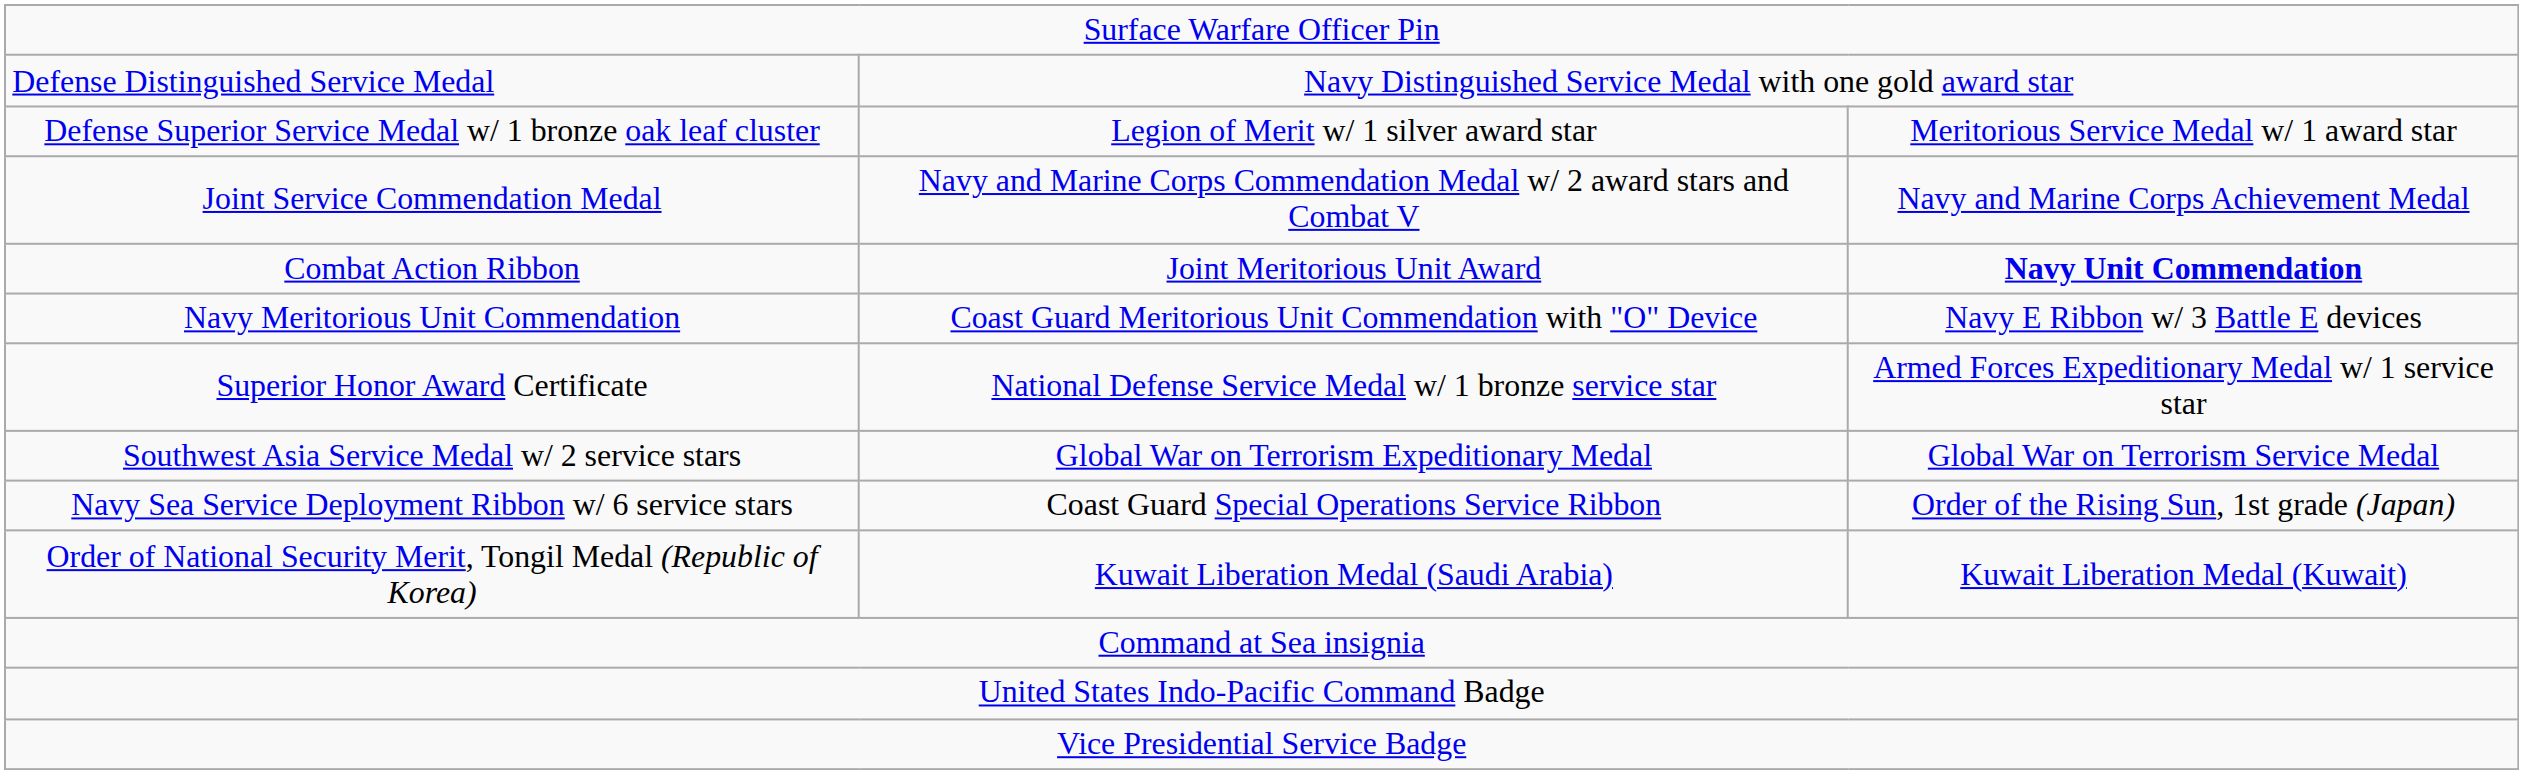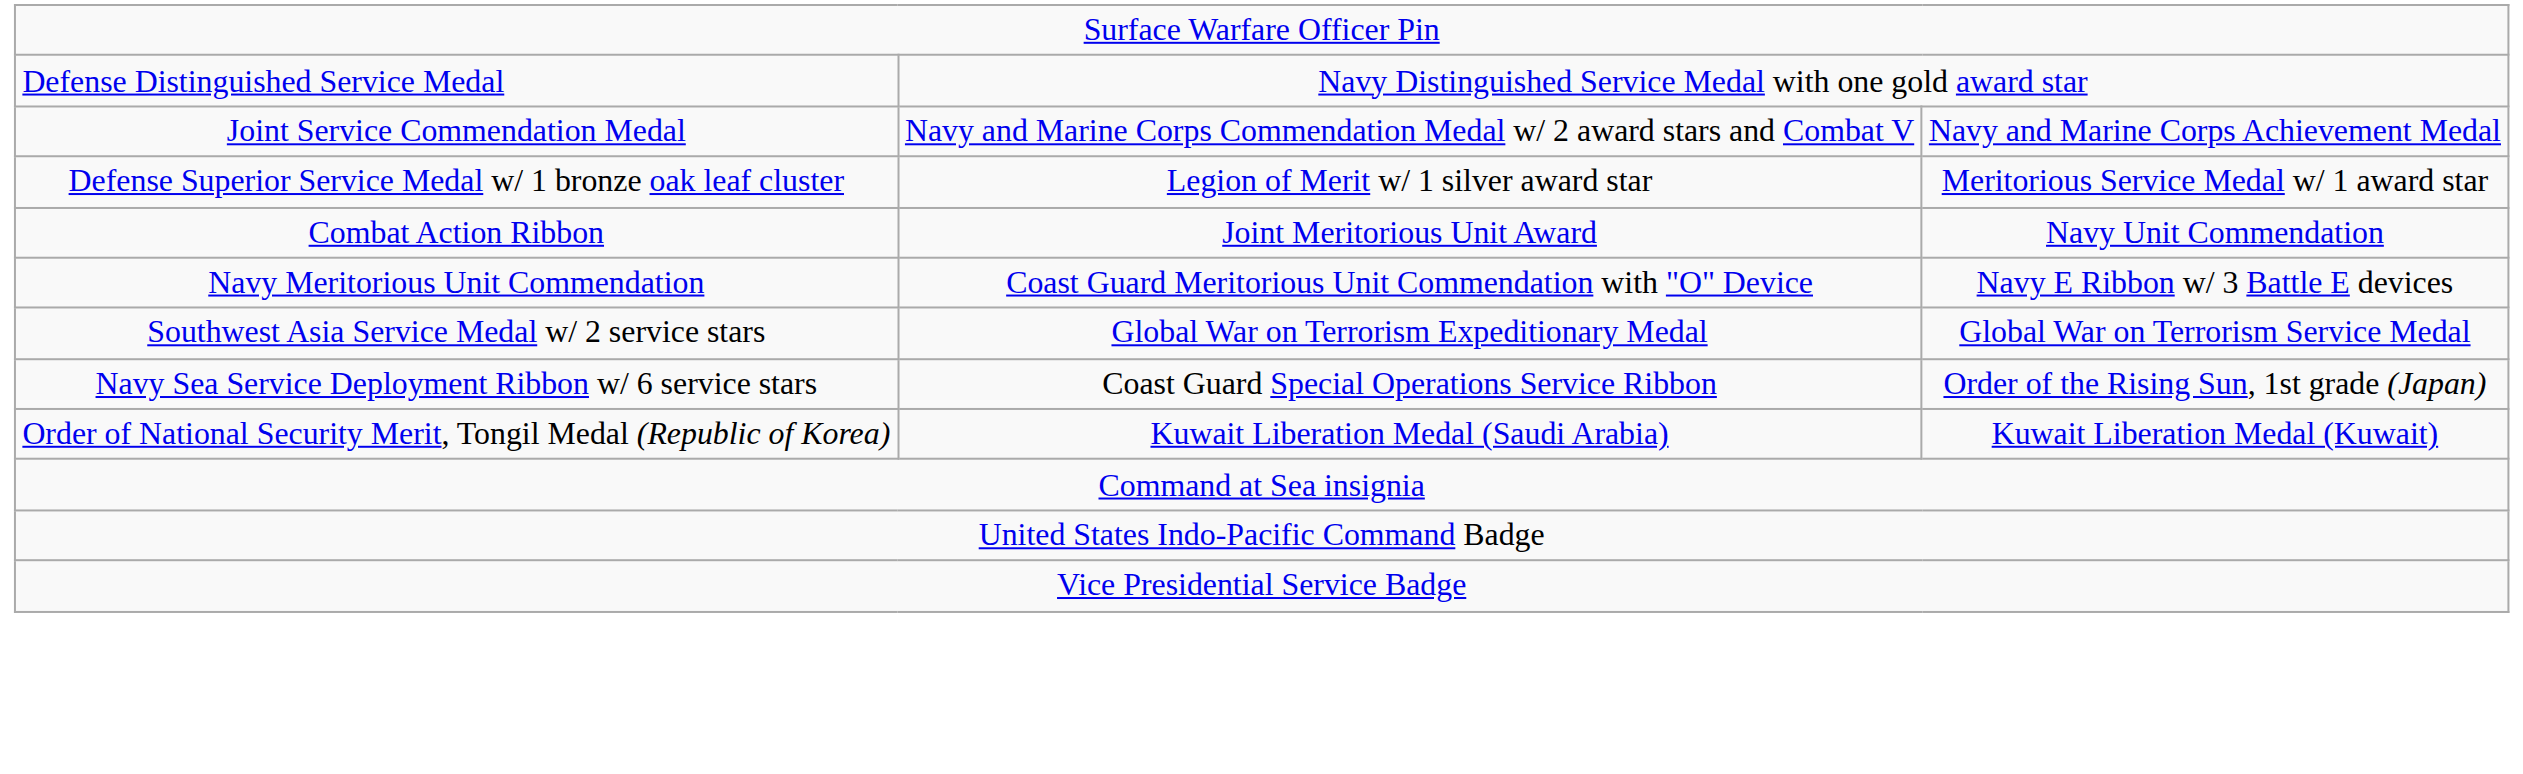rows swapped: (432, 130) <-> (432, 199)
(2184, 267) bold -> (2215, 231) normal
- row: (432, 386)
